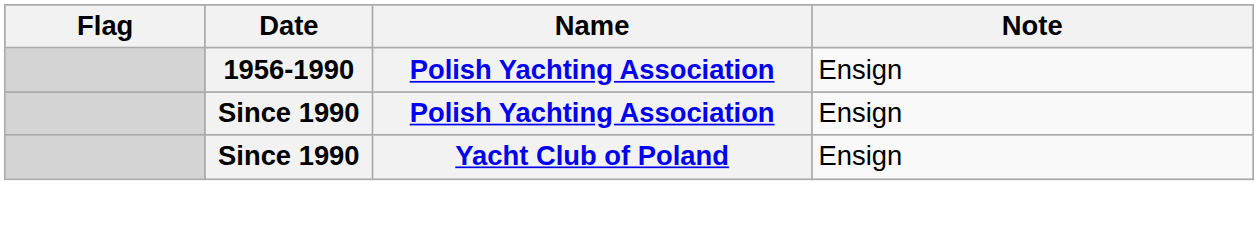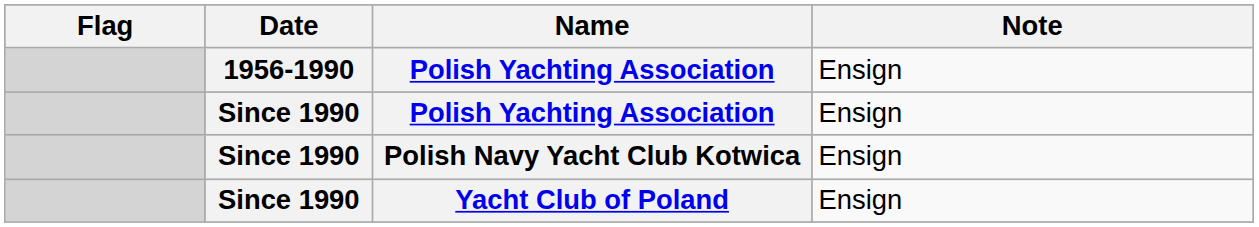+ row: (289, 156)
